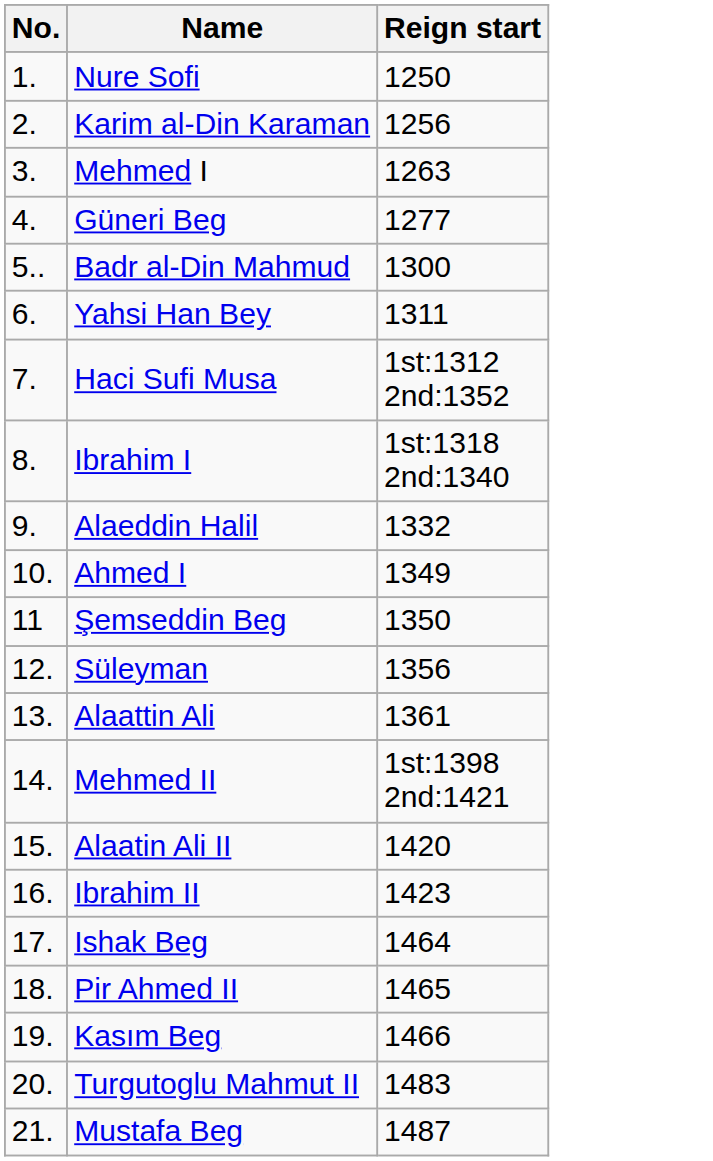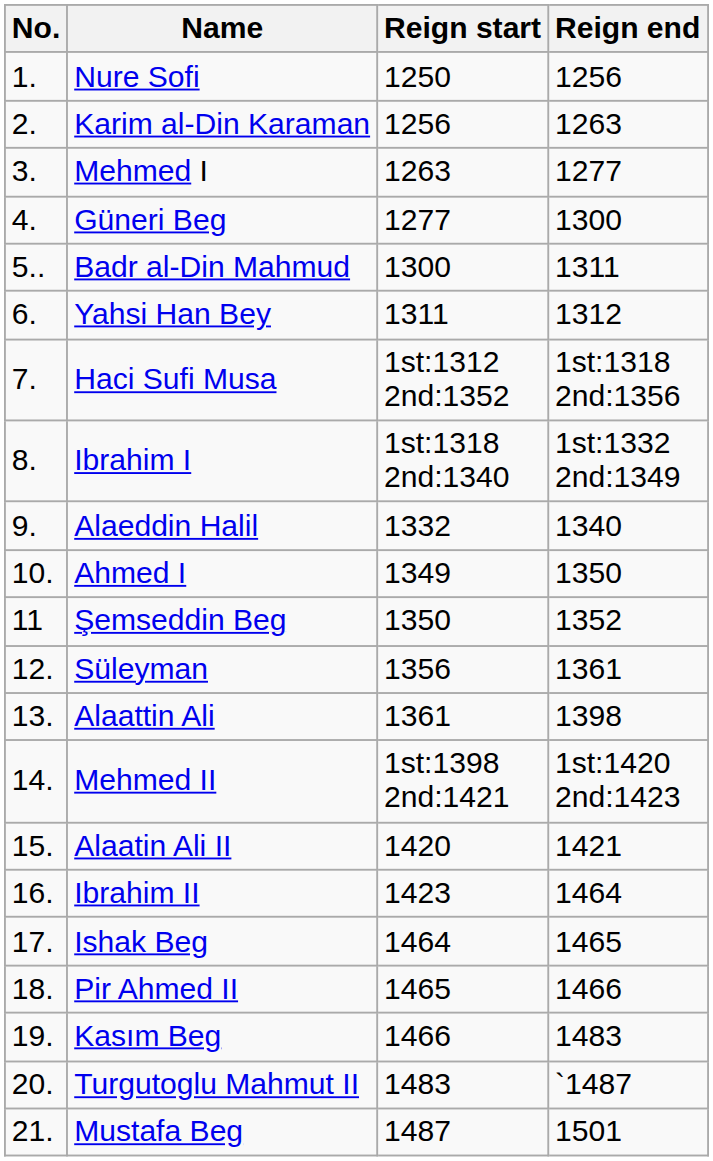+ column: (628, 28)
